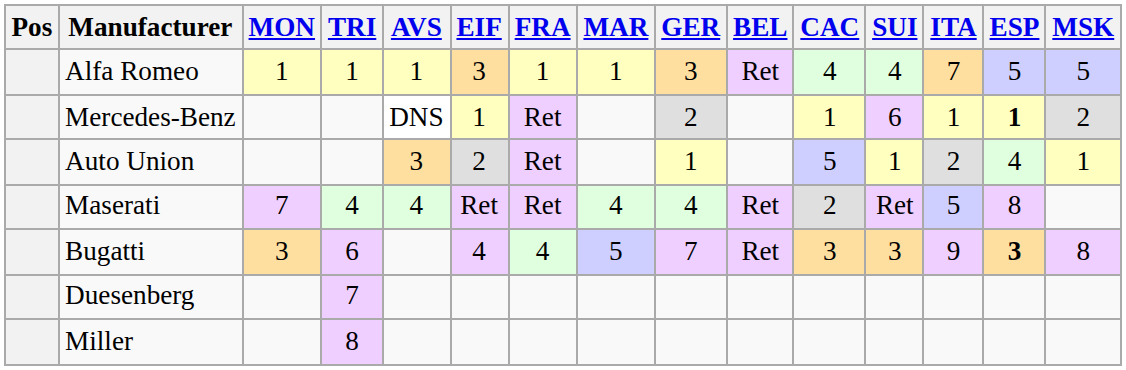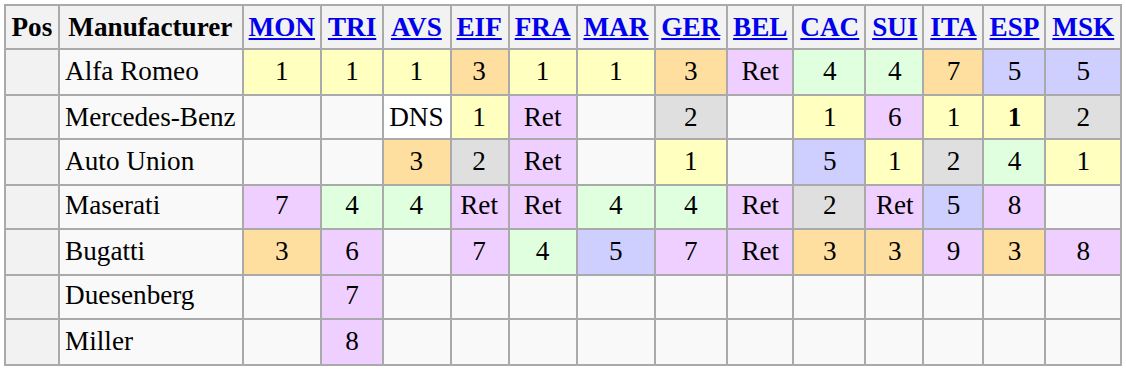(479, 250) 4 -> (479, 250) 7
(1014, 250) bold -> (1014, 250) normal
